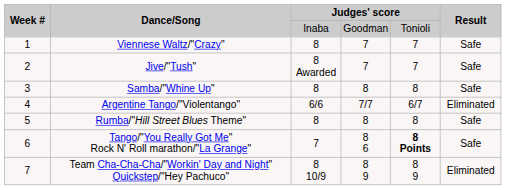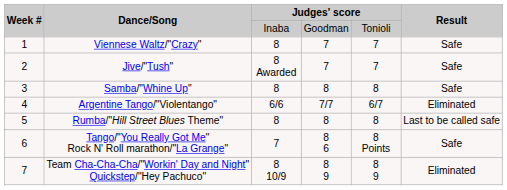(471, 121) Safe -> (452, 121) Last to be called safe
(415, 143) bold -> (376, 143) normal
